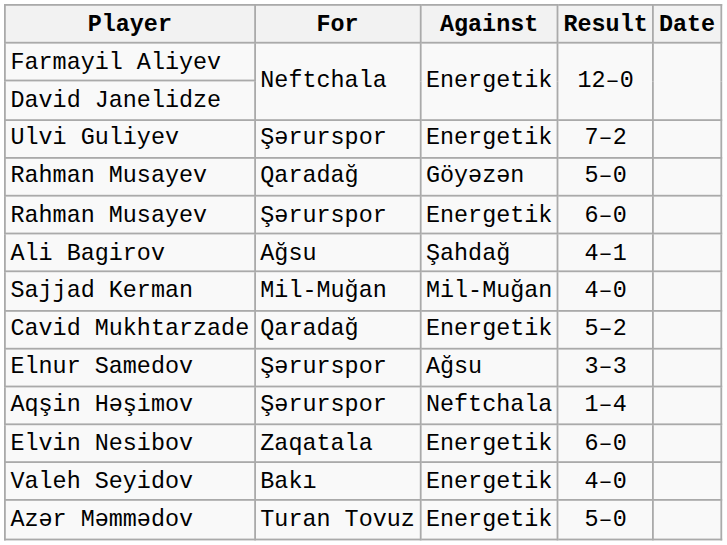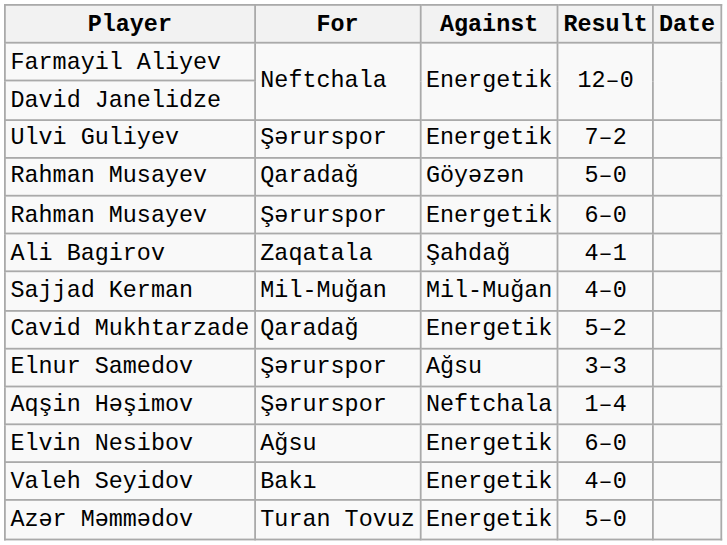(288, 253) Ağsu -> (317, 253) Zaqatala
(317, 443) Zaqatala -> (288, 443) Ağsu
